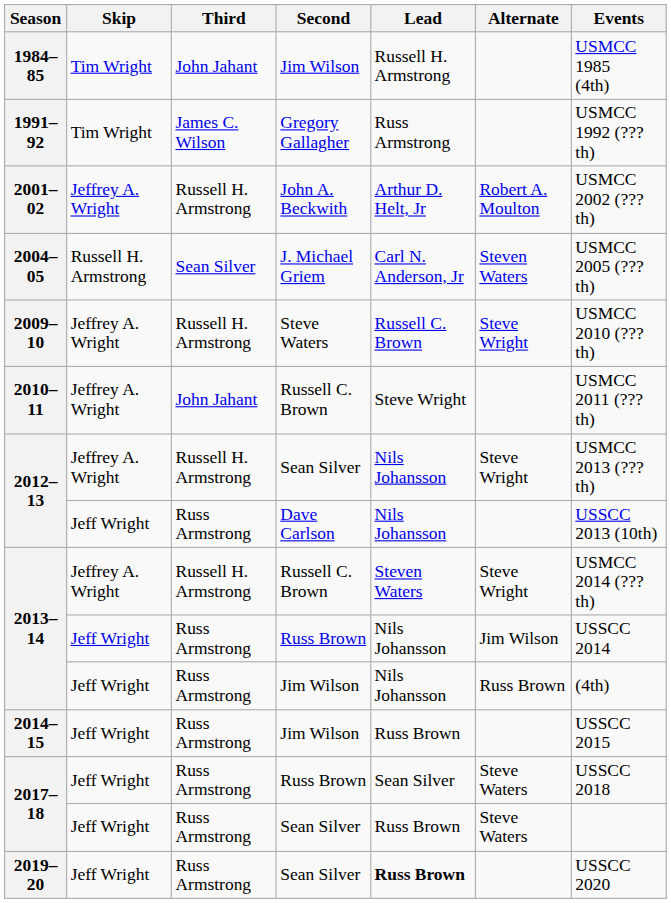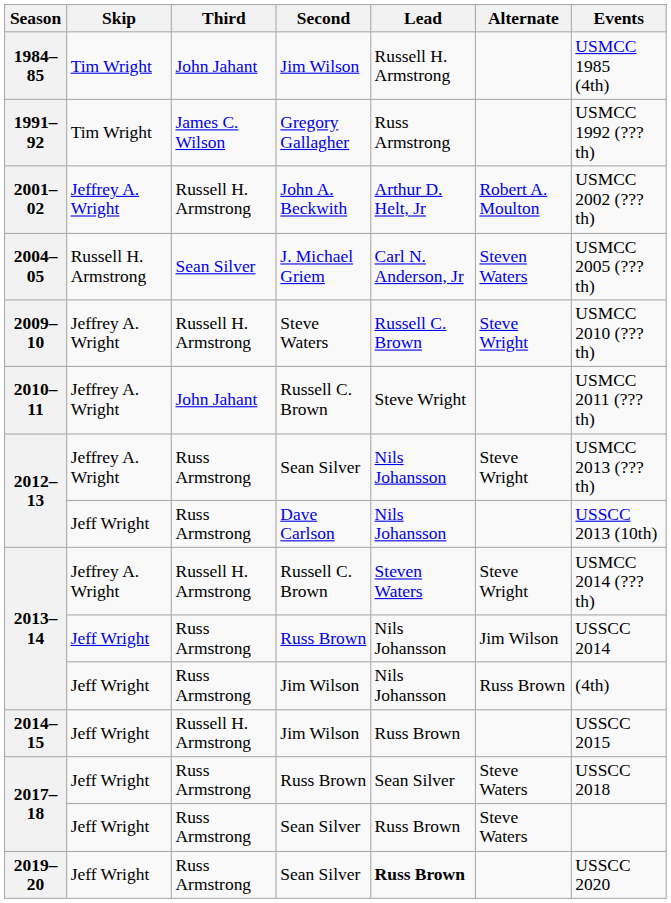(213, 467) Russell H. Armstrong -> (213, 467) Russ Armstrong
(213, 732) Russ Armstrong -> (213, 732) Russell H. Armstrong
